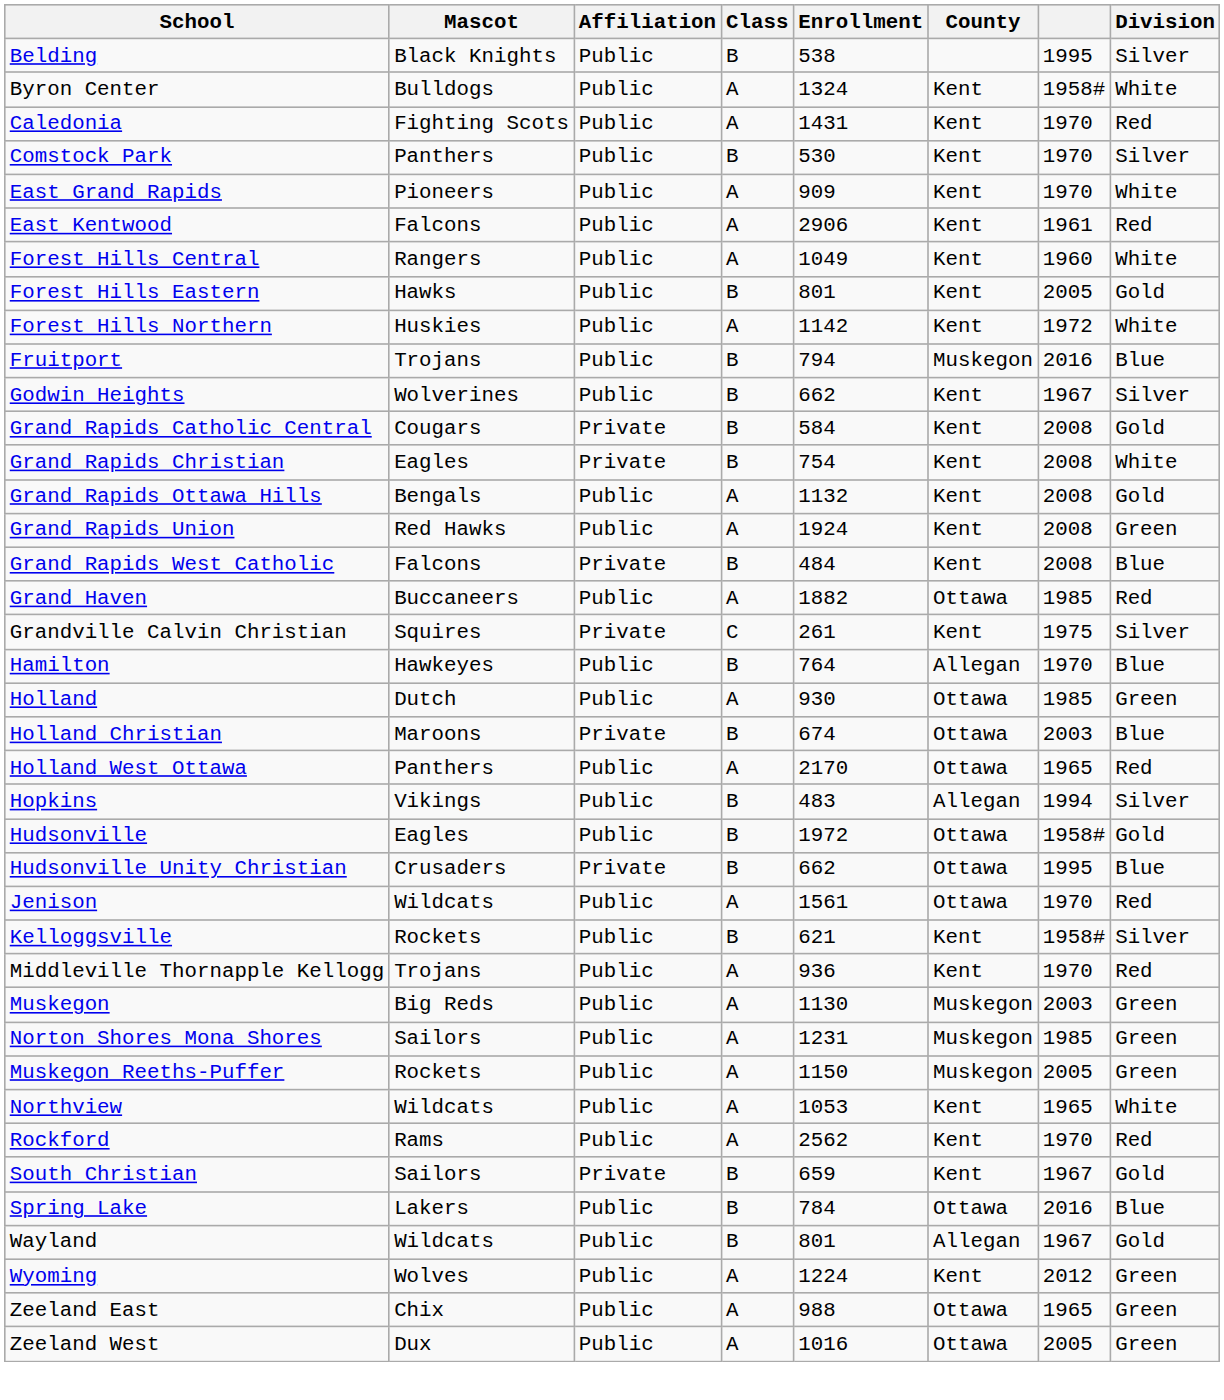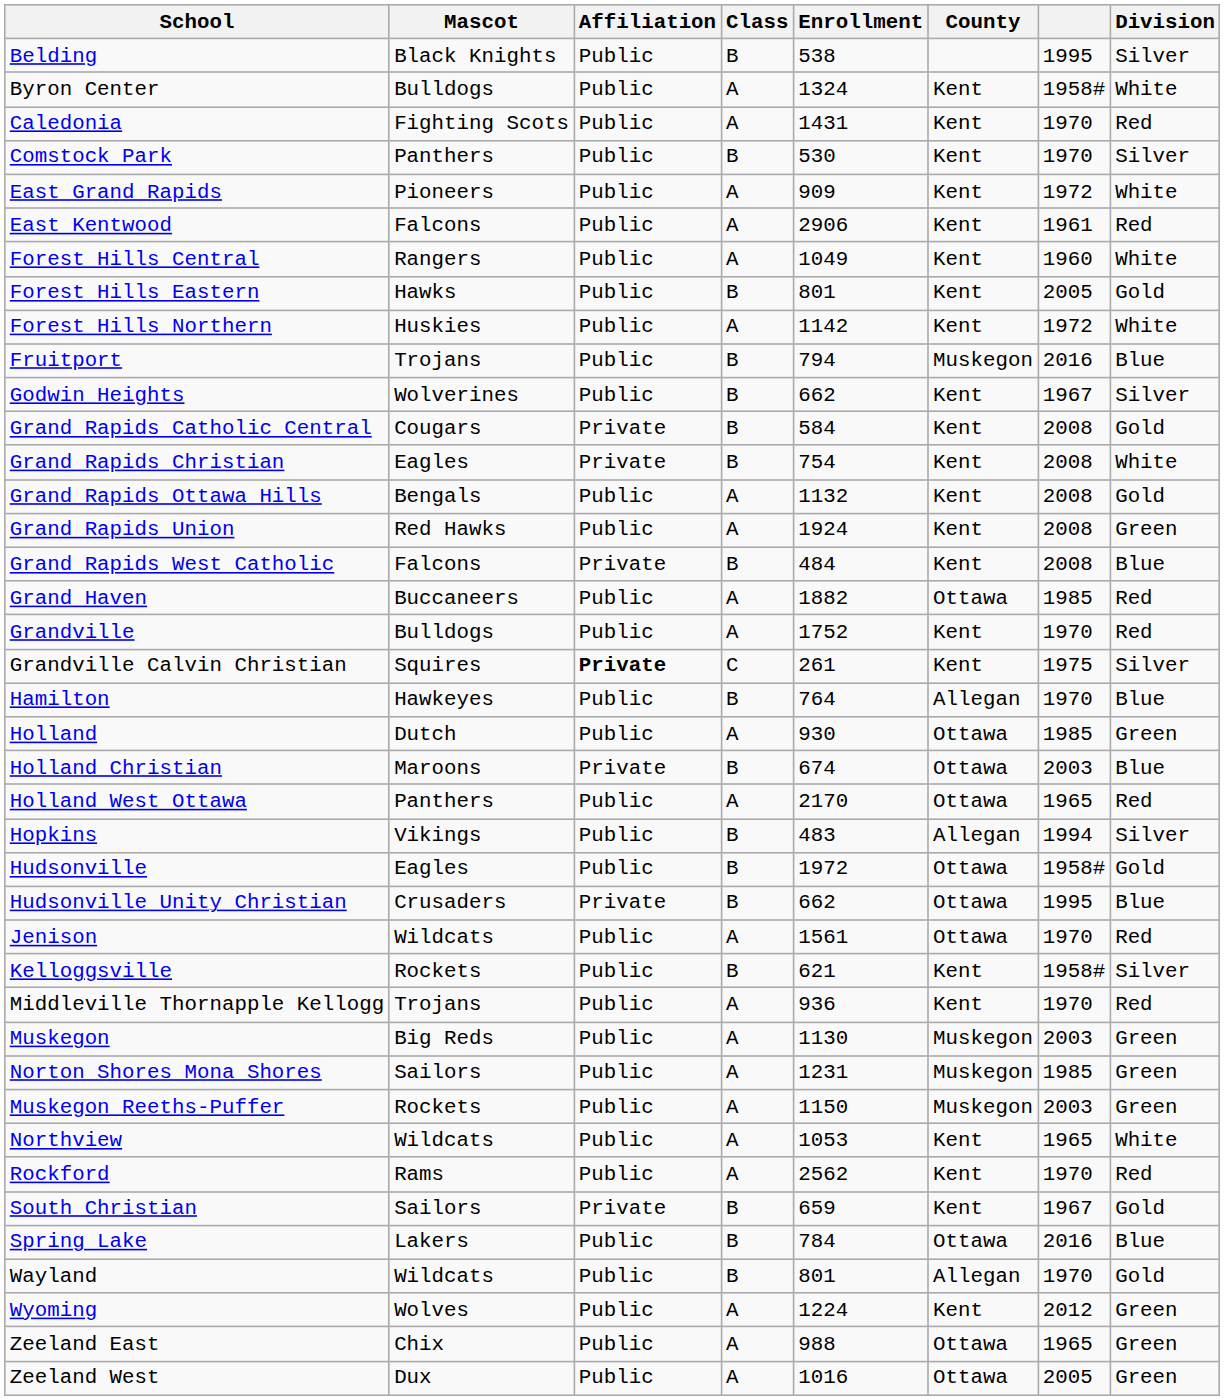(1068, 191) 1970 -> (1068, 191) 1972
+ row: (72, 632)
(622, 632) normal -> (622, 666) bold
(1068, 1073) 2005 -> (1068, 1107) 2003
(1068, 1242) 1967 -> (1068, 1276) 1970
